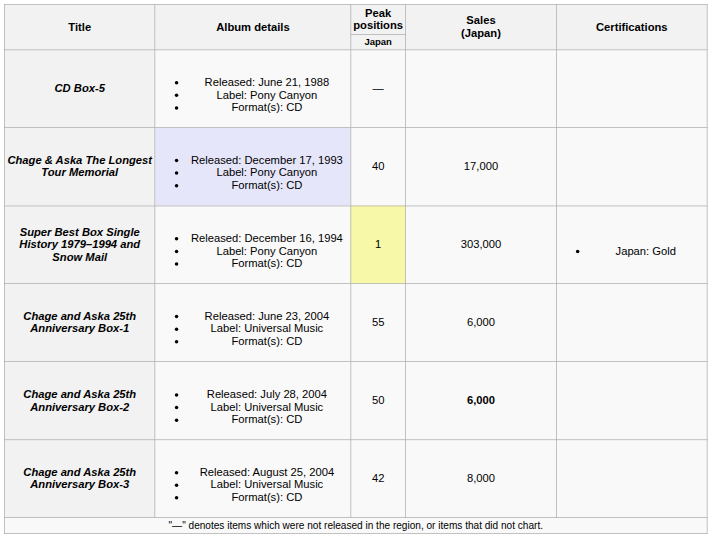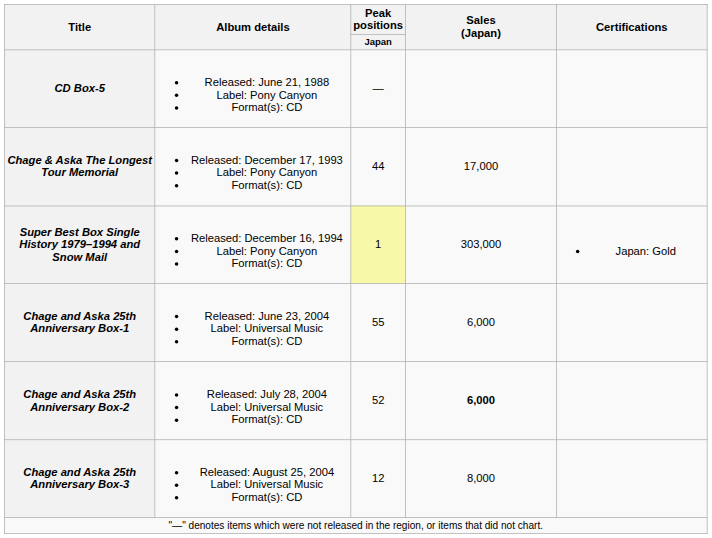(253, 173) lavender background -> (253, 173) no background
(378, 166) 40 -> (378, 166) 44
(378, 400) 50 -> (378, 400) 52
(378, 478) 42 -> (378, 478) 12
